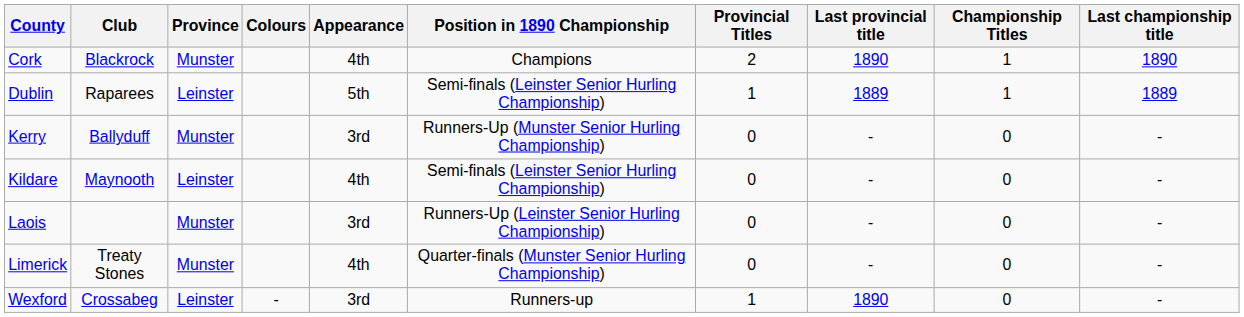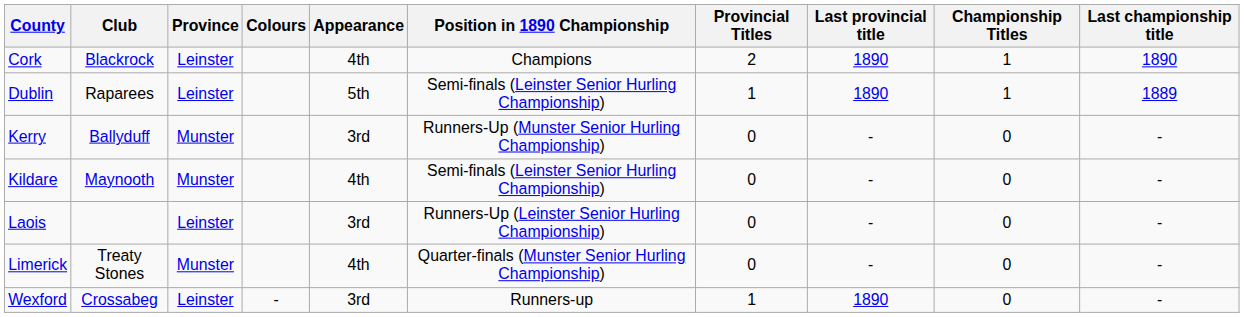(205, 60) Munster -> (205, 60) Leinster
(871, 94) 1889 -> (871, 94) 1890
(205, 179) Leinster -> (205, 179) Munster
(205, 222) Munster -> (205, 222) Leinster
